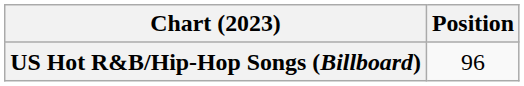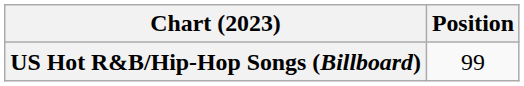(473, 61) 96 -> (473, 61) 99
